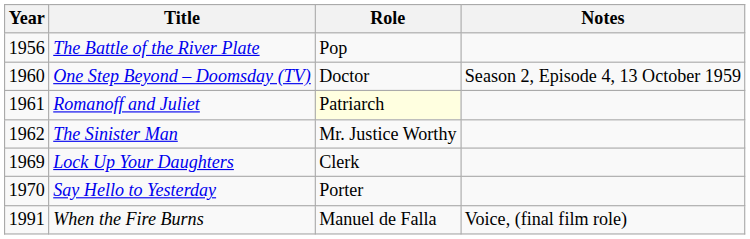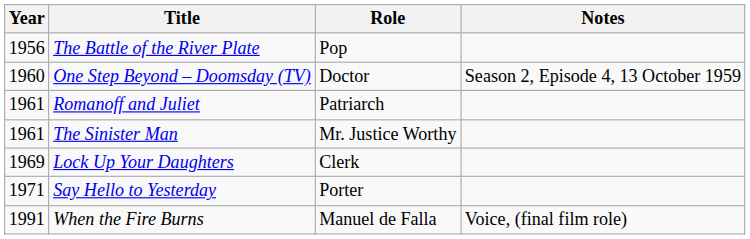(352, 104) lightyellow background -> (352, 104) no background
(27, 133) 1962 -> (27, 133) 1961
(27, 190) 1970 -> (27, 190) 1971
